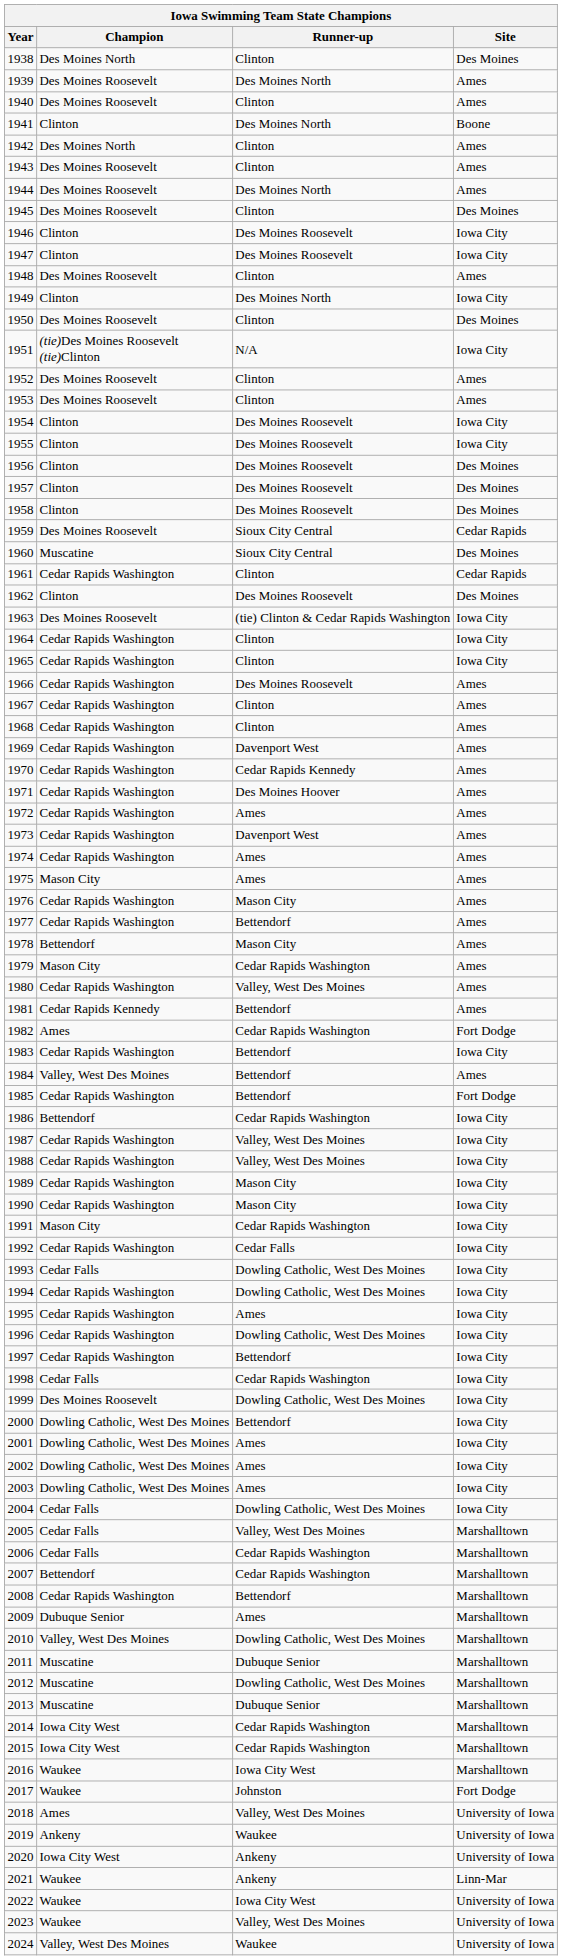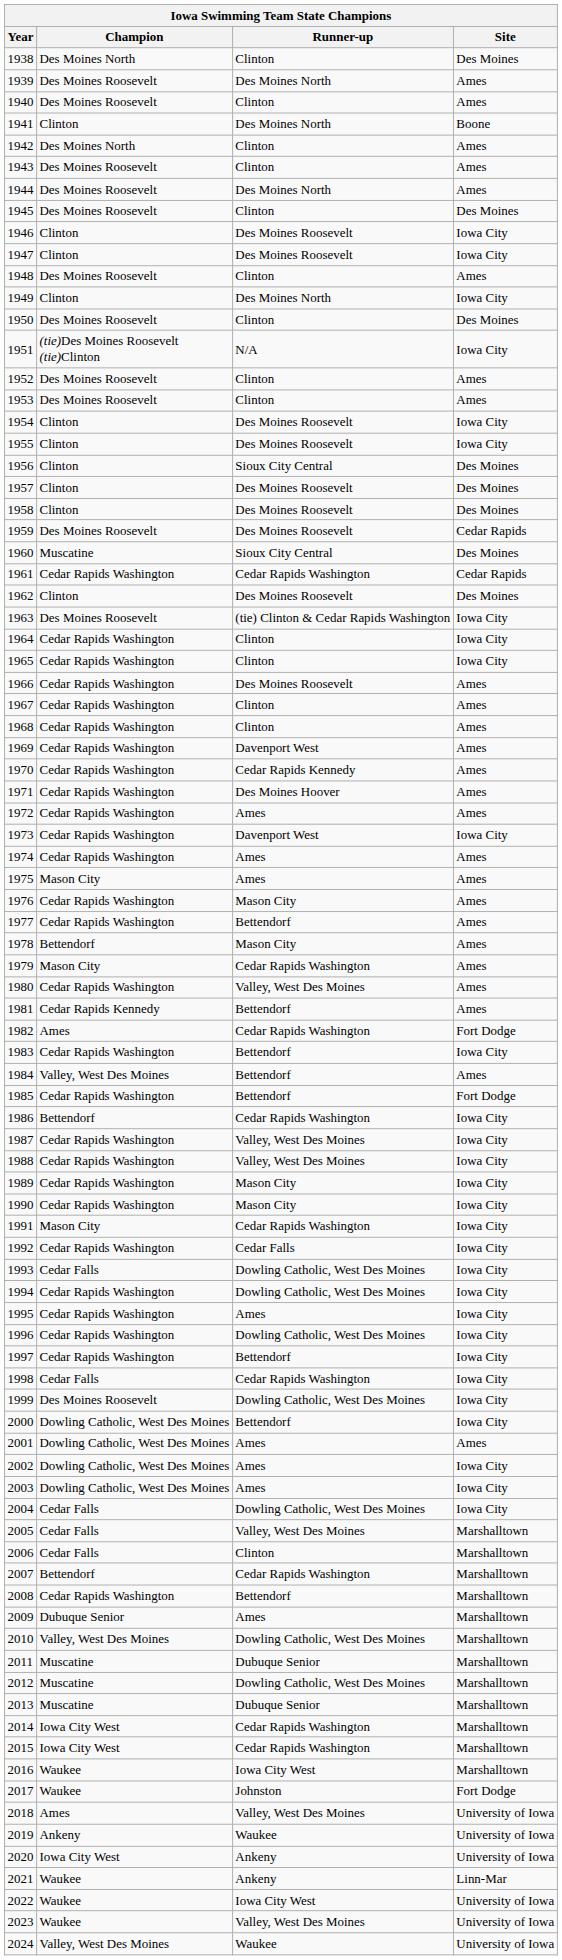(294, 465) Des Moines Roosevelt -> (284, 465) Sioux City Central
(284, 530) Sioux City Central -> (294, 530) Des Moines Roosevelt
(255, 574) Clinton -> (303, 574) Cedar Rapids Washington
(471, 835) Ames -> (482, 835) Iowa City
(482, 1443) Iowa City -> (471, 1443) Ames
(303, 1552) Cedar Rapids Washington -> (255, 1552) Clinton
